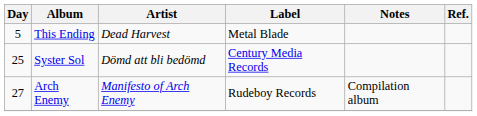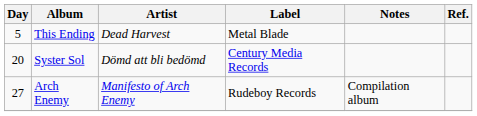(18, 60) 25 -> (18, 60) 20
